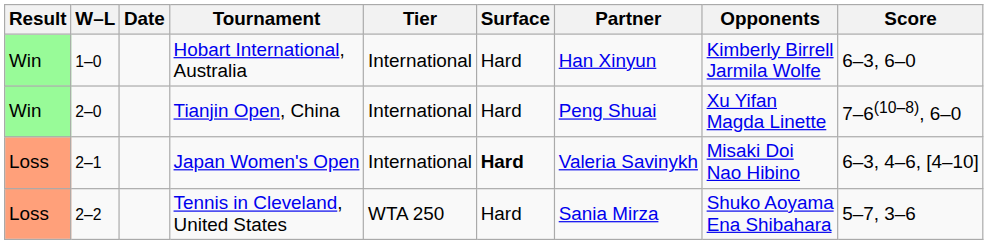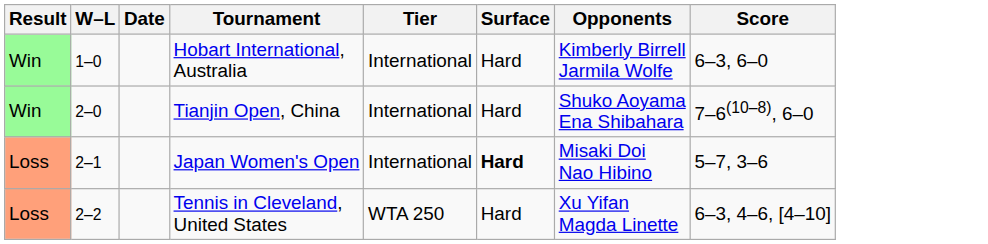- column: (628, 19)
(766, 111) Xu Yifan Magda Linette -> (622, 111) Shuko Aoyama Ena Shibahara
(911, 162) 6–3, 4–6, [4–10] -> (731, 162) 5–7, 3–6
(770, 213) Shuko Aoyama Ena Shibahara -> (619, 213) Xu Yifan Magda Linette
(879, 213) 5–7, 3–6 -> (763, 213) 6–3, 4–6, [4–10]
